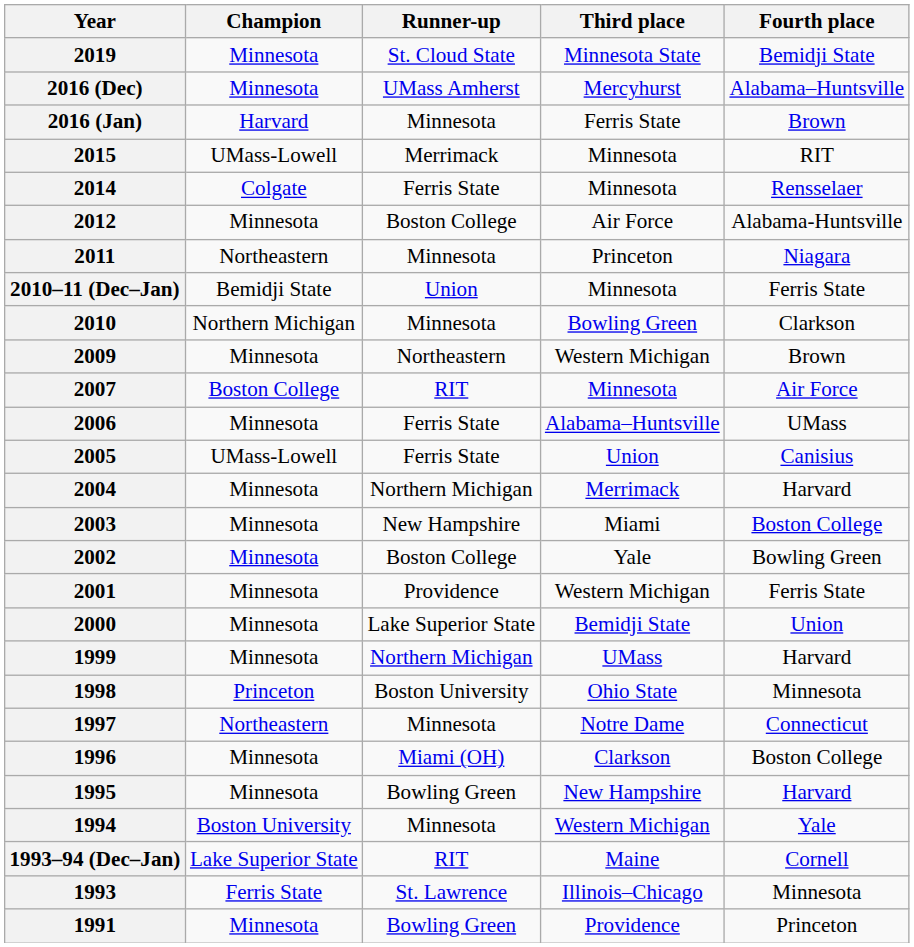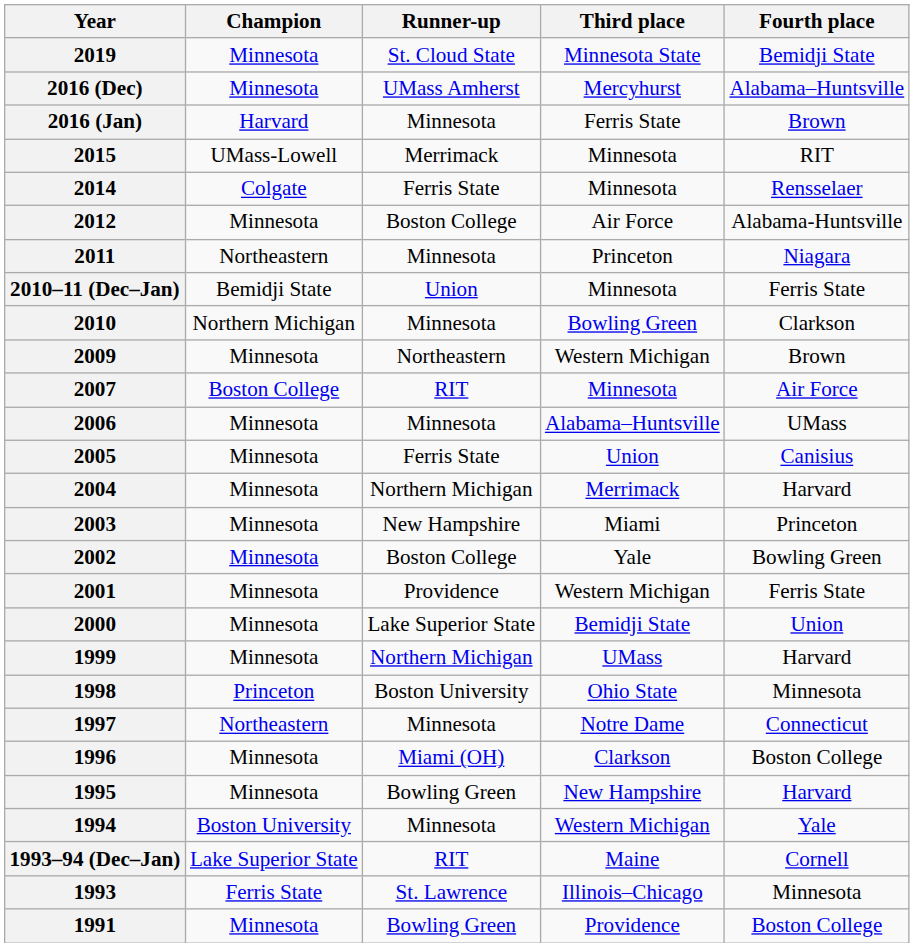(451, 423) Ferris State -> (451, 423) Minnesota
(274, 456) UMass-Lowell -> (274, 456) Minnesota
(817, 523) Boston College -> (817, 523) Princeton
(817, 925) Princeton -> (817, 925) Boston College
